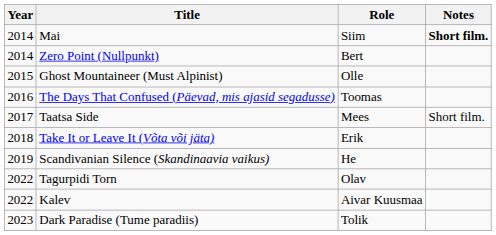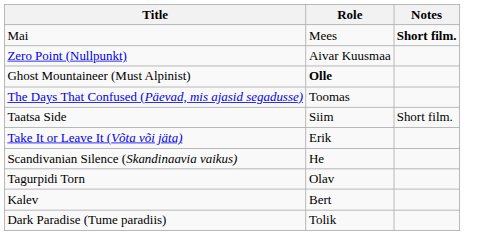- column: (20, 14)
(353, 35) Siim -> (323, 35) Mees
(352, 55) Bert -> (350, 55) Aivar Kuusmaa
(352, 76) normal -> (321, 76) bold
(355, 117) Mees -> (321, 117) Siim
(382, 199) Aivar Kuusmaa -> (320, 199) Bert
